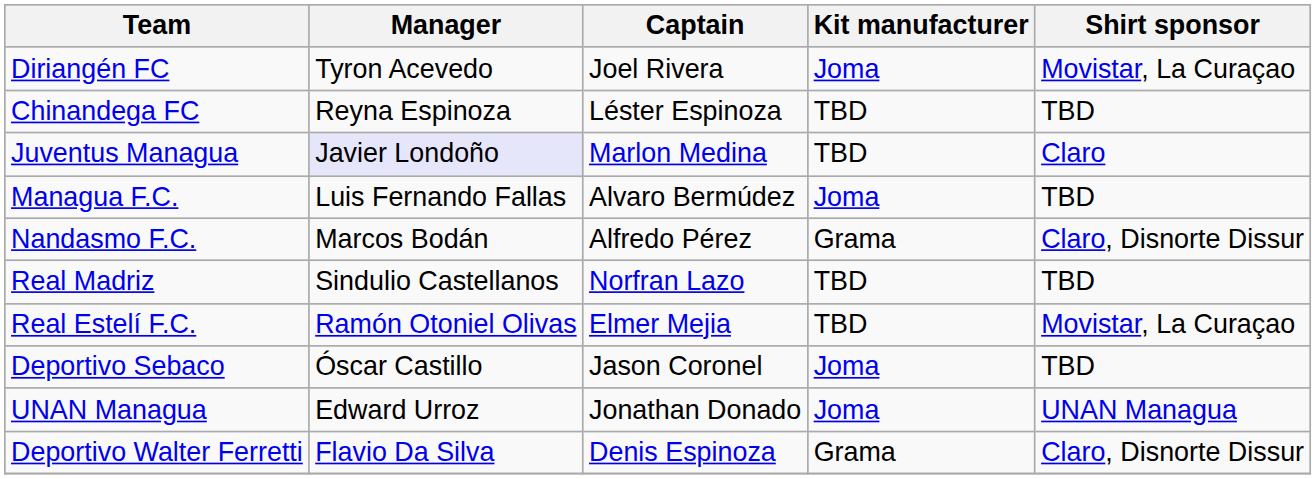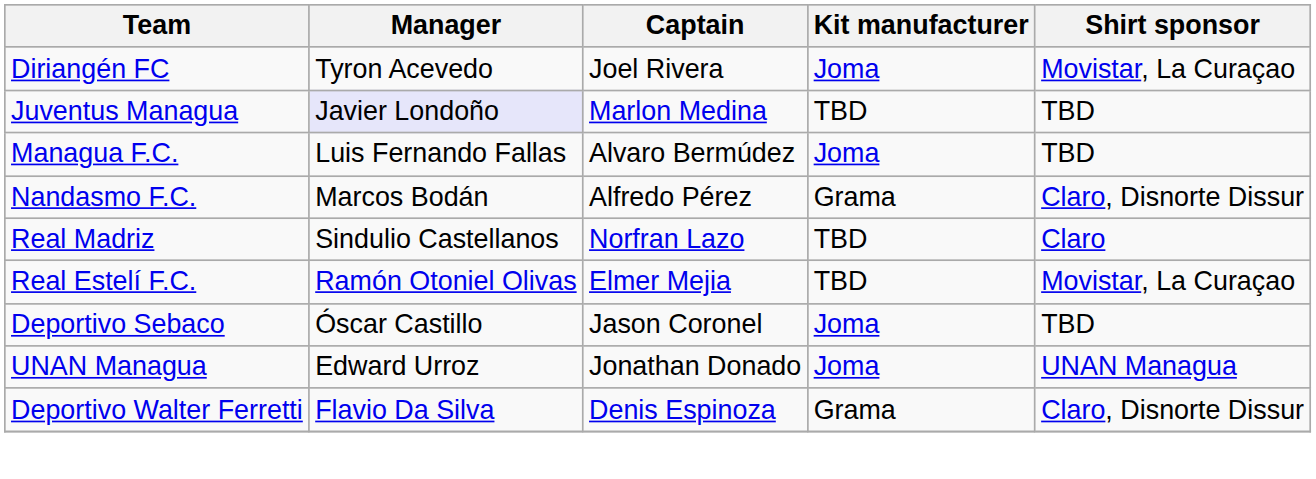- row: (105, 111)
(1073, 153) Claro -> (1068, 111) TBD
(1068, 281) TBD -> (1073, 238) Claro
